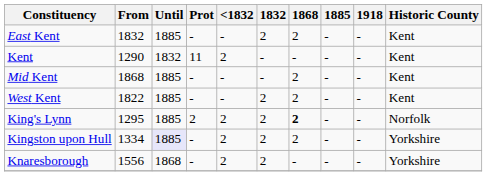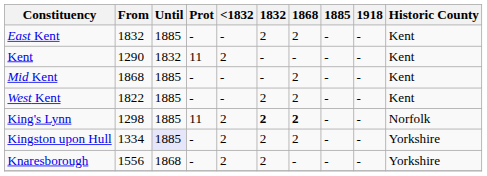(131, 118) 1295 -> (131, 118) 1298
(193, 118) 2 -> (196, 118) 11
(263, 118) normal -> (263, 118) bold
